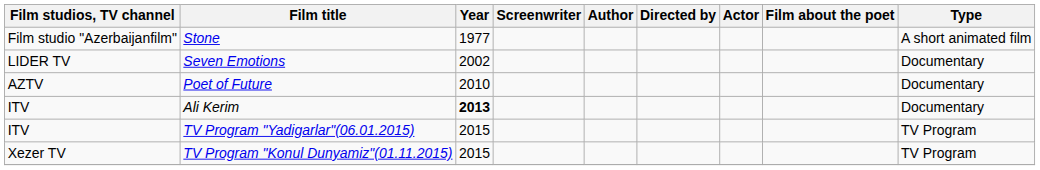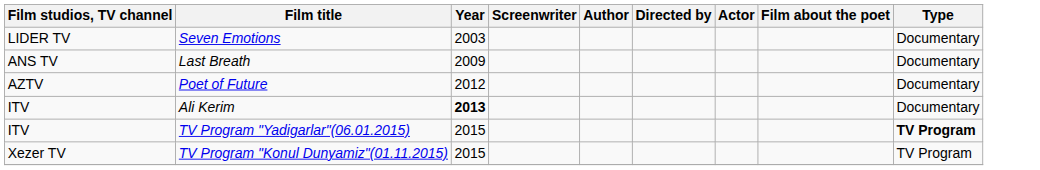- row: (202, 39)
(475, 62) 2002 -> (470, 39) 2003
+ row: (215, 62)
(475, 84) 2010 -> (470, 84) 2012
(939, 130) normal -> (936, 130) bold
